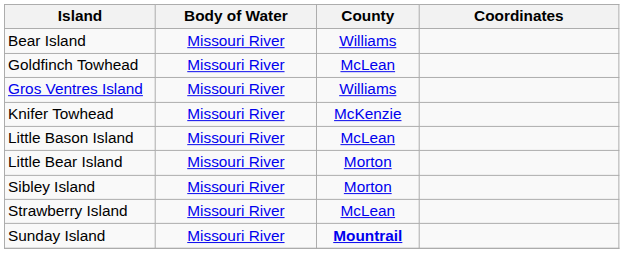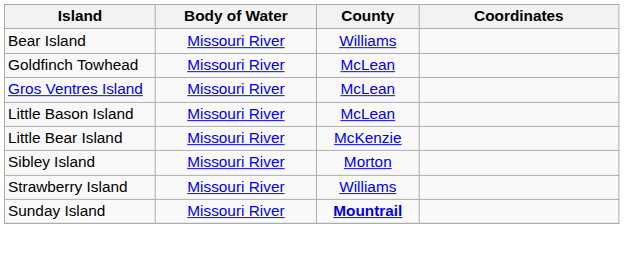(368, 89) Williams -> (368, 89) McLean
- row: (61, 114)
(368, 162) Morton -> (368, 138) McKenzie
(368, 211) McLean -> (368, 187) Williams
